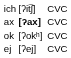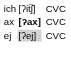- row: (9, 35)
(27, 49) no background -> (27, 35) lightgrey background
